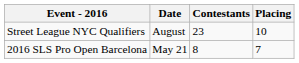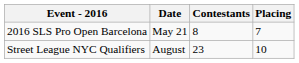rows swapped: (76, 31) <-> (77, 49)
